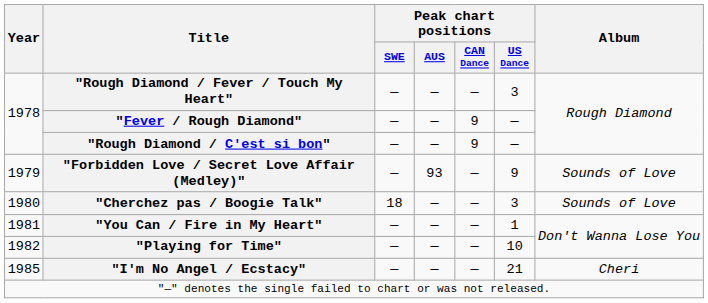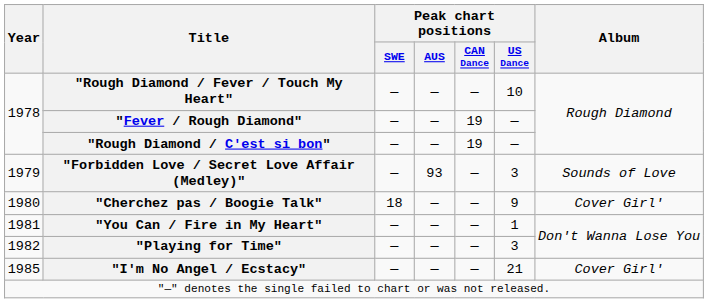(515, 92) 3 -> (515, 92) 10
(475, 121) 9 -> (475, 121) 19
(475, 143) 9 -> (475, 143) 19
(515, 173) 9 -> (515, 173) 3
(515, 203) 3 -> (515, 203) 9
(619, 203) Sounds of Love -> (619, 203) Cover Girl'
(515, 247) 10 -> (515, 247) 3
(619, 269) Cheri -> (619, 269) Cover Girl'
